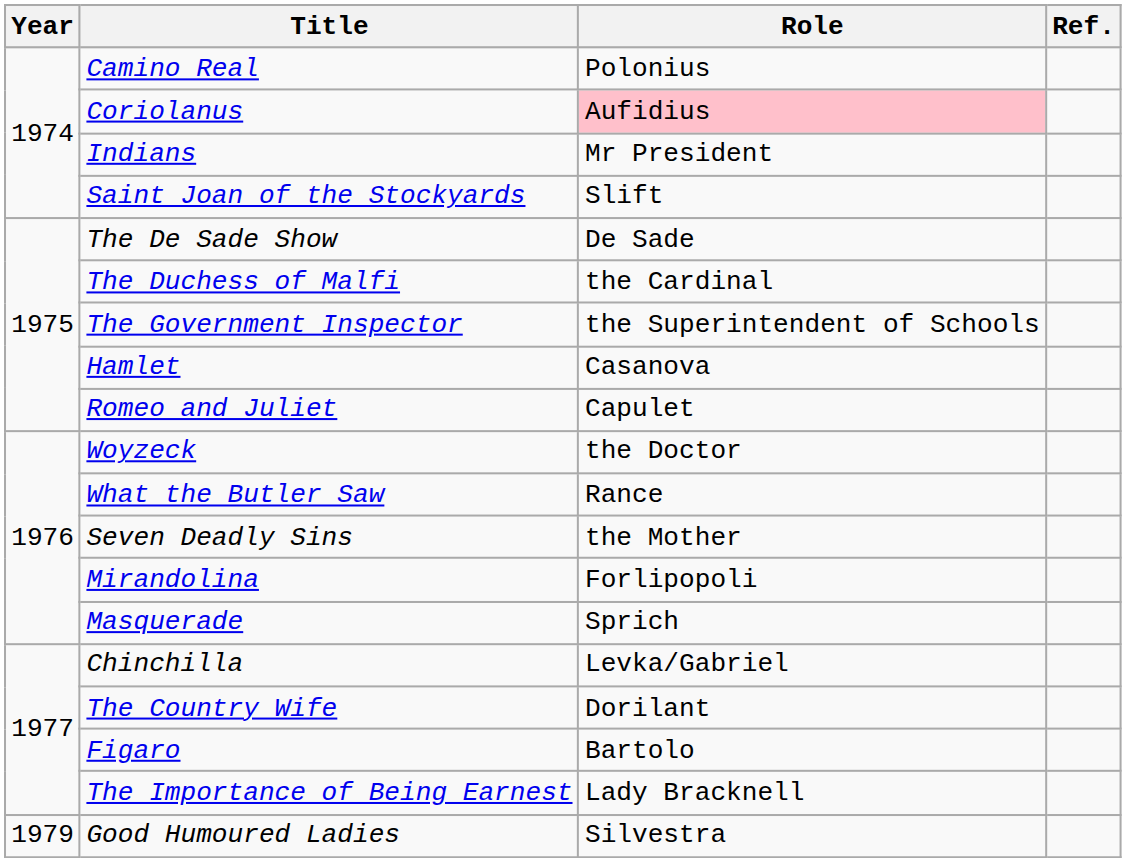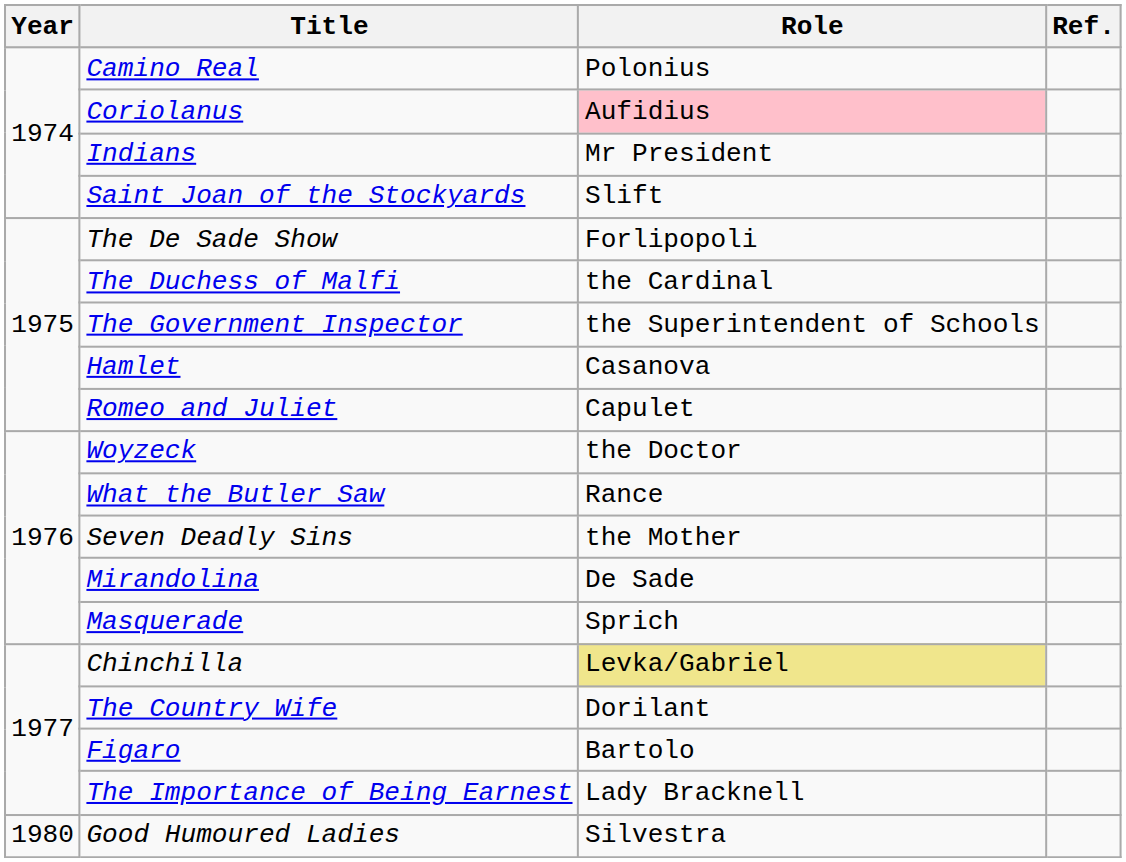(640, 239) De Sade -> (671, 239) Forlipopoli
(671, 580) Forlipopoli -> (640, 580) De Sade
(687, 665) no background -> (687, 665) khaki background
(43, 835) 1979 -> (43, 835) 1980
